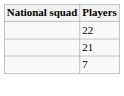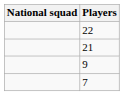+ row: (85, 64)
